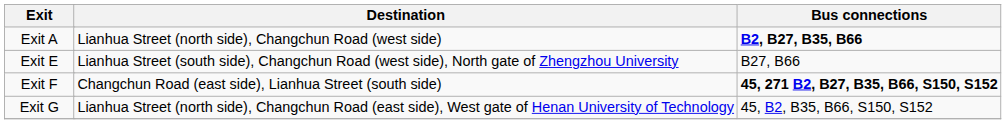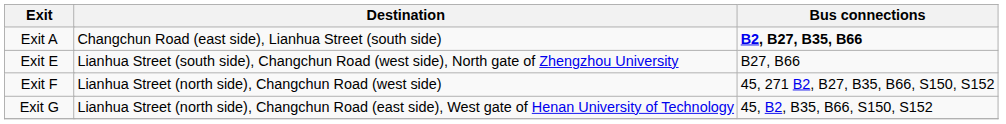(260, 38) Lianhua Street (north side), Changchun Road (west side) -> (260, 38) Changchun Road (east side), Lianhua Street (south side)
(260, 84) Changchun Road (east side), Lianhua Street (south side) -> (260, 84) Lianhua Street (north side), Changchun Road (west side)
(869, 84) bold -> (868, 84) normal
